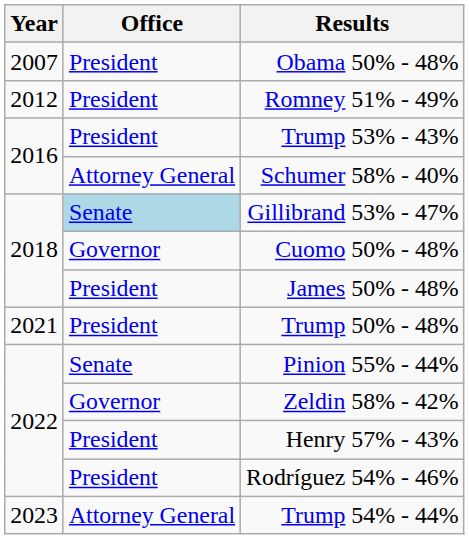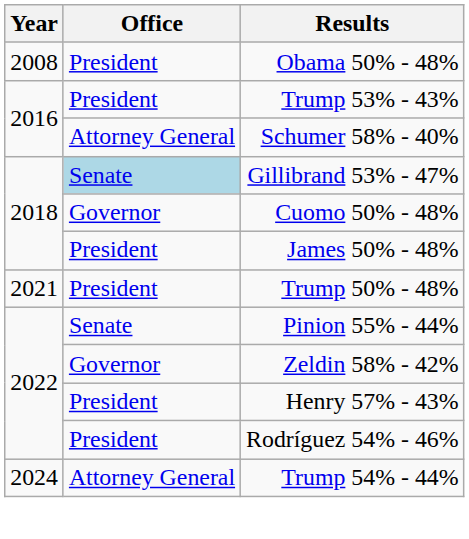(34, 61) 2007 -> (34, 61) 2008
- row: (362, 99)
(34, 514) 2023 -> (34, 477) 2024
